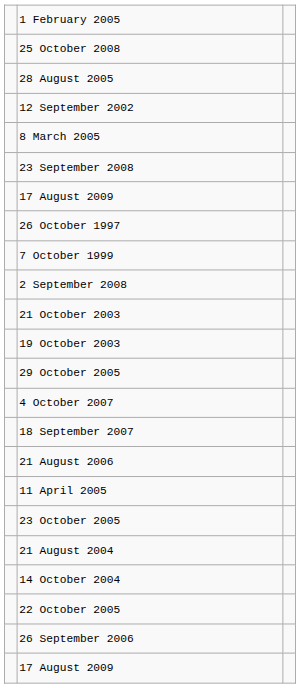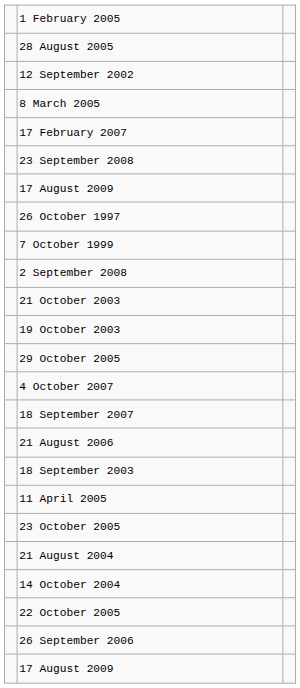- row: (11, 49)
+ row: (11, 132)
+ row: (11, 471)
